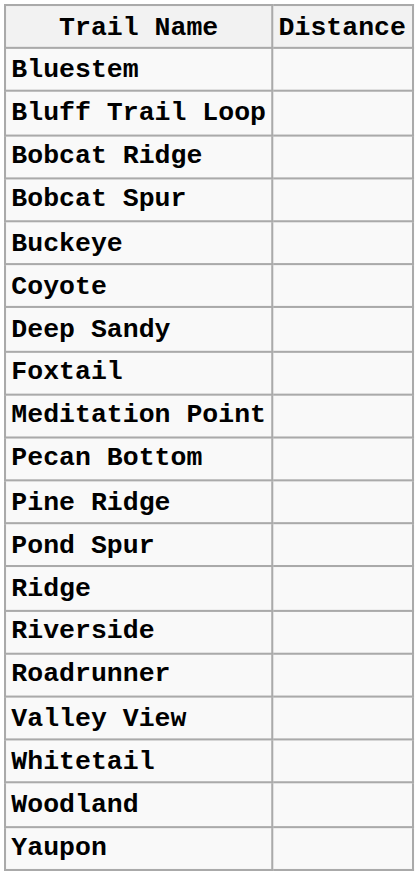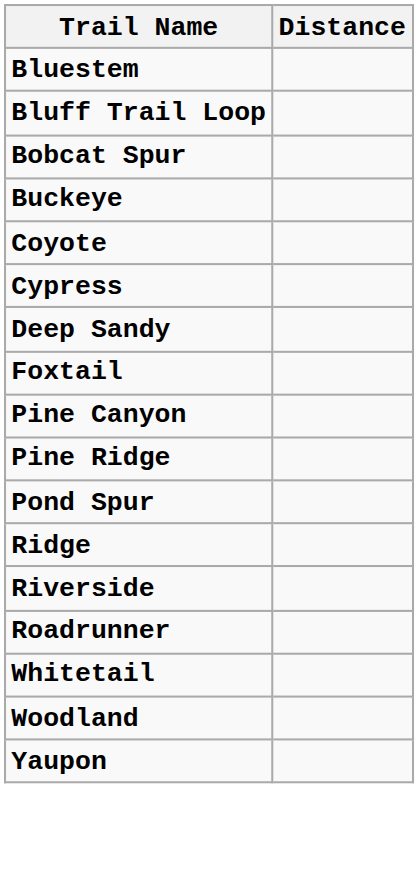- row: (107, 156)
+ row: (67, 286)
- row: (139, 416)
- row: (107, 459)
+ row: (99, 416)
- row: (99, 718)
